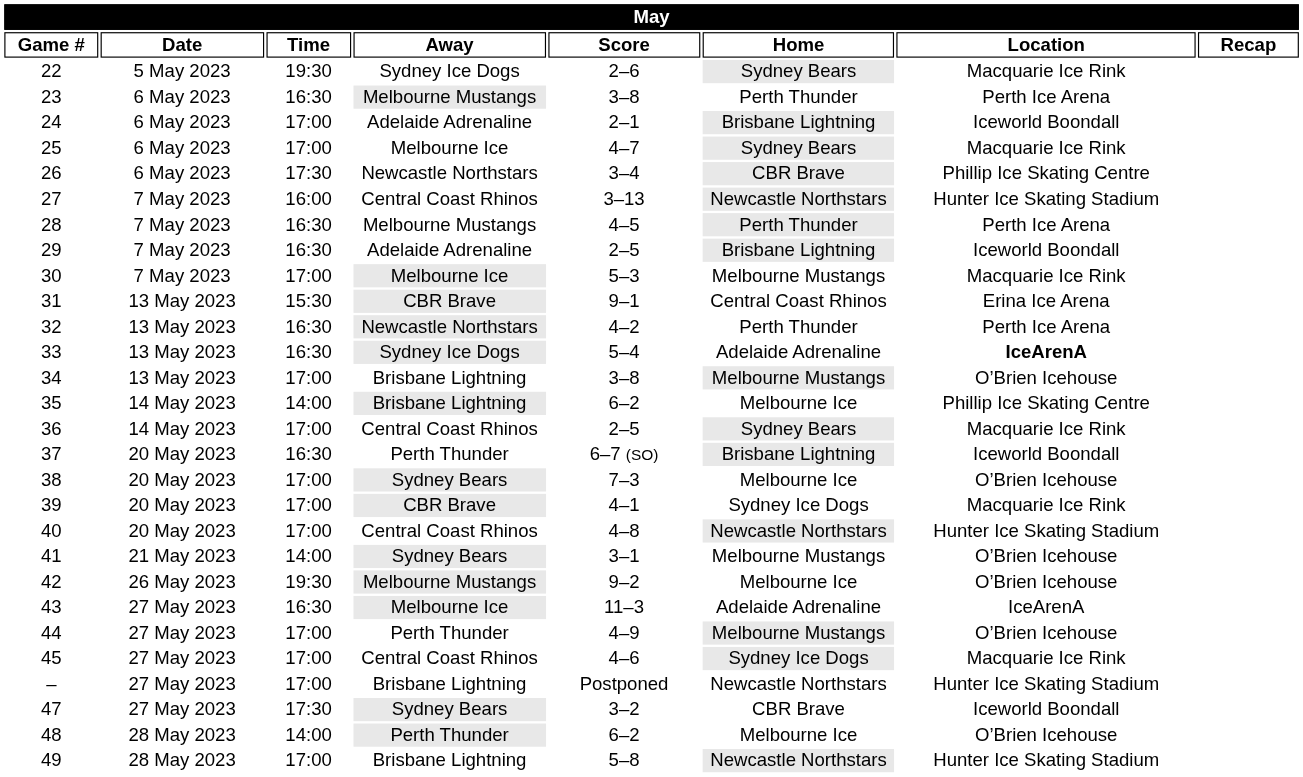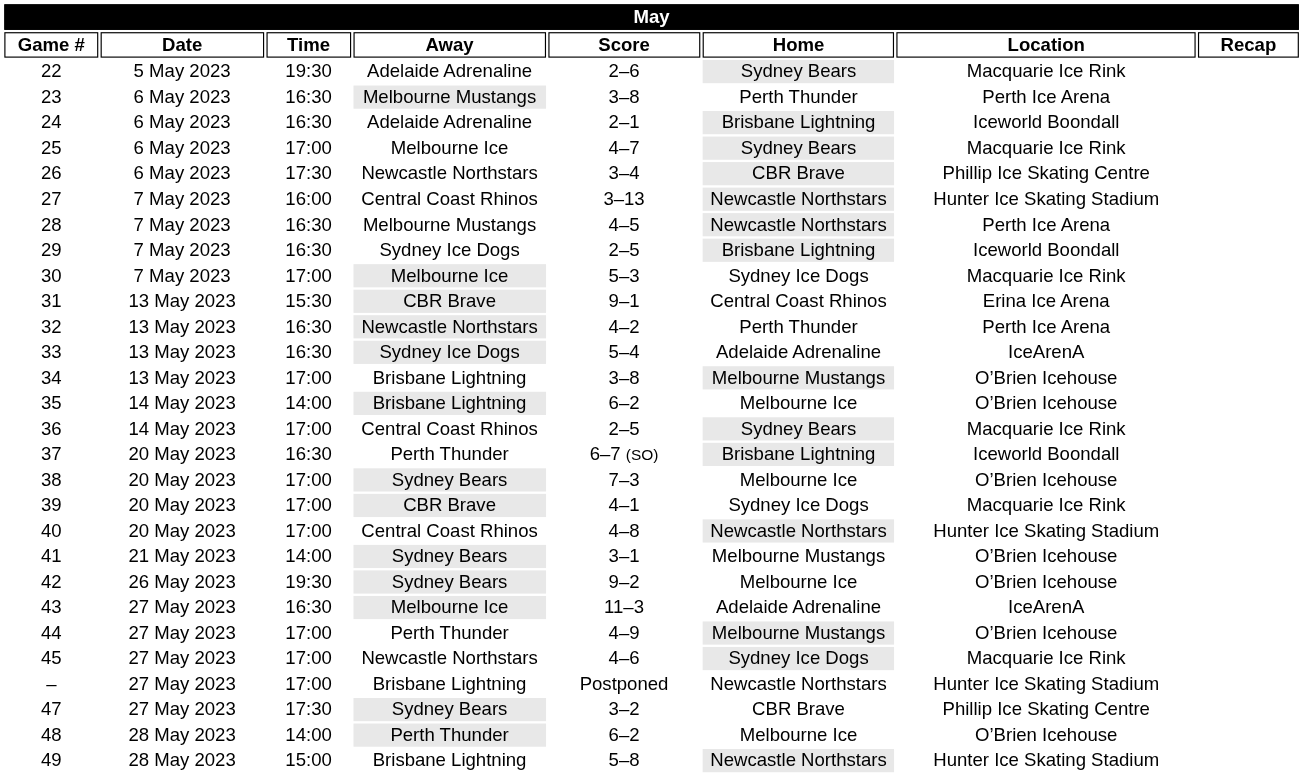(450, 71) Sydney Ice Dogs -> (450, 71) Adelaide Adrenaline
(309, 122) 17:00 -> (309, 122) 16:30
(799, 224) Perth Thunder -> (799, 224) Newcastle Northstars
(450, 250) Adelaide Adrenaline -> (450, 250) Sydney Ice Dogs
(799, 275) Melbourne Mustangs -> (799, 275) Sydney Ice Dogs
(1046, 352) bold -> (1046, 352) normal
(1046, 403) Phillip Ice Skating Centre -> (1046, 403) O’Brien Icehouse
(450, 581) Melbourne Mustangs -> (450, 581) Sydney Bears
(450, 658) Central Coast Rhinos -> (450, 658) Newcastle Northstars
(1046, 709) Iceworld Boondall -> (1046, 709) Phillip Ice Skating Centre
(309, 760) 17:00 -> (309, 760) 15:00
